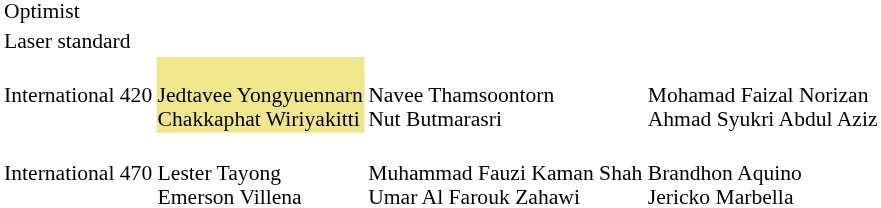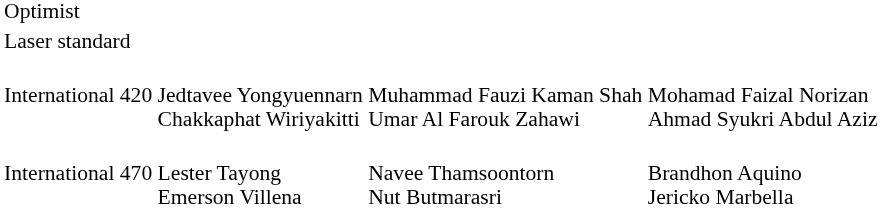(260, 106) khaki background -> (260, 106) no background
(461, 106) Navee Thamsoontorn Nut Butmarasri -> (505, 106) Muhammad Fauzi Kaman Shah Umar Al Farouk Zahawi
(505, 185) Muhammad Fauzi Kaman Shah Umar Al Farouk Zahawi -> (461, 185) Navee Thamsoontorn Nut Butmarasri
